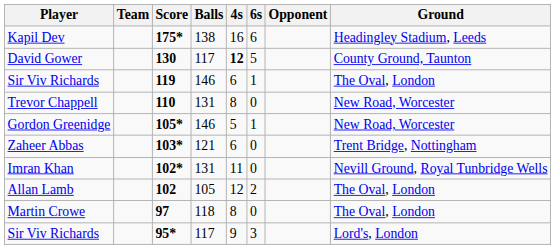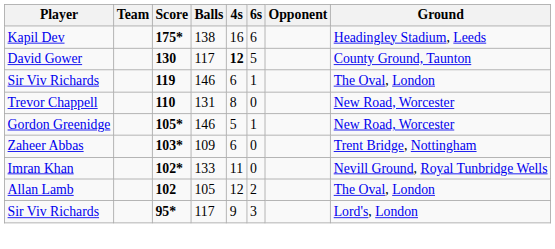(205, 146) 121 -> (205, 146) 109
(205, 168) 131 -> (205, 168) 133
- row: (46, 211)
